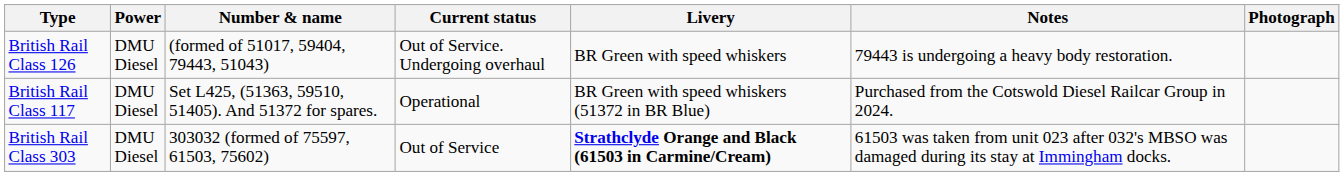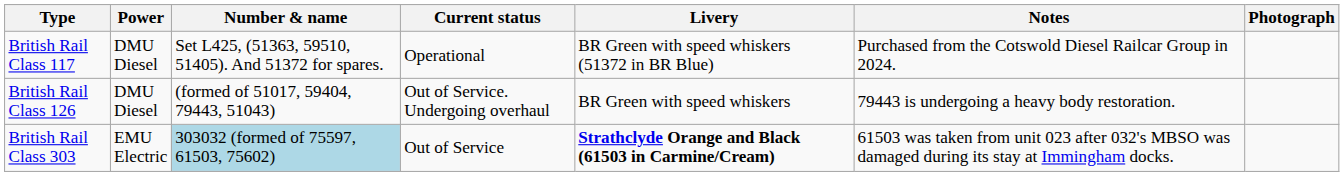rows swapped: (48, 101) <-> (48, 54)
(136, 147) DMU Diesel -> (141, 147) EMU Electric
(259, 147) no background -> (266, 147) lightblue background
